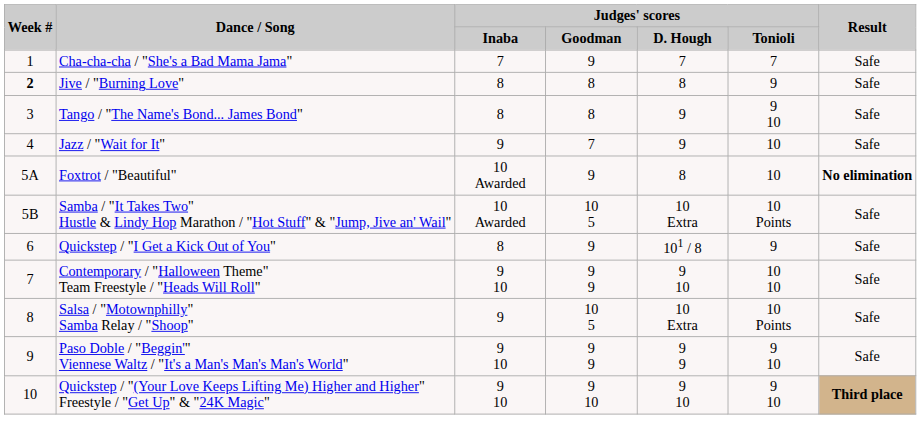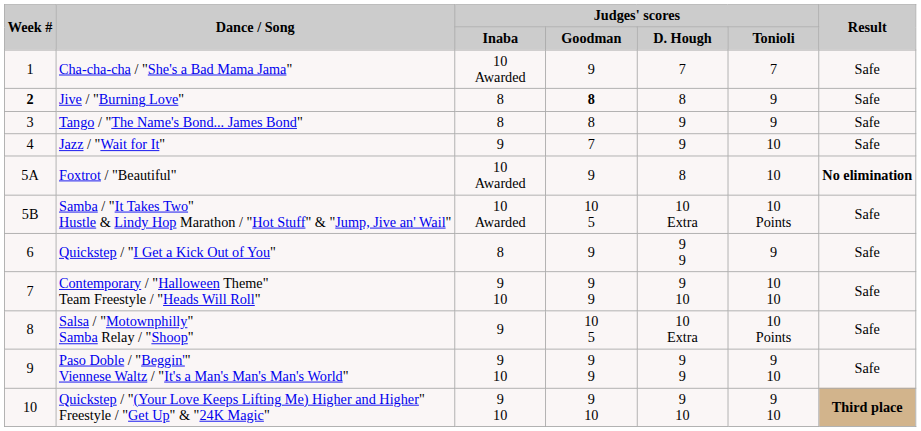(500, 61) 7 -> (500, 69) 10 Awarded
(591, 83) normal -> (591, 99) bold
(774, 114) 9 10 -> (774, 122) 9
(682, 246) 101 / 8 -> (682, 252) 9 9
